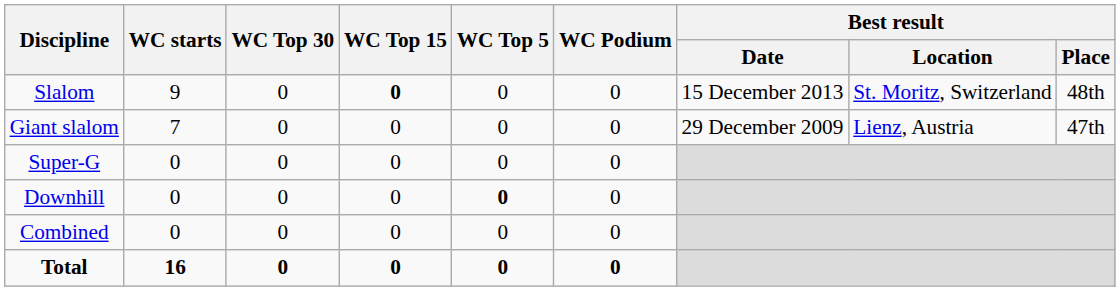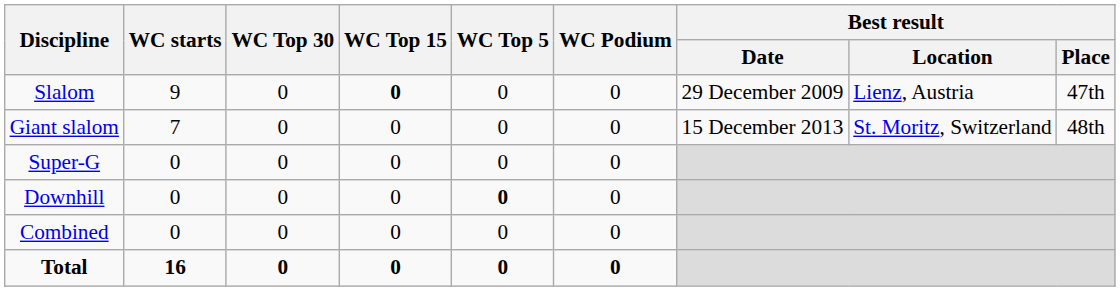(762, 92) 15 December 2013 -> (762, 92) 29 December 2009
(952, 92) St. Moritz, Switzerland -> (914, 92) Lienz, Austria
(1086, 92) 48th -> (1086, 92) 47th
(762, 127) 29 December 2009 -> (762, 127) 15 December 2013
(914, 127) Lienz, Austria -> (952, 127) St. Moritz, Switzerland
(1086, 127) 47th -> (1086, 127) 48th
